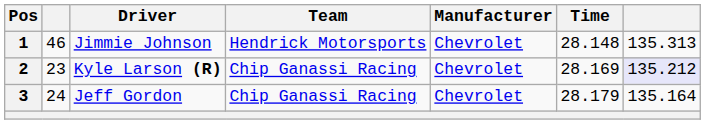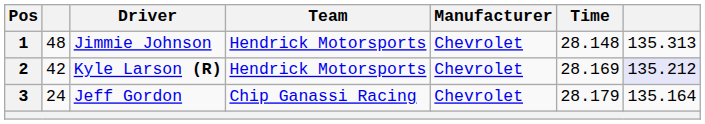(56, 45) 46 -> (56, 45) 48
(56, 71) 23 -> (56, 71) 42
(323, 71) Chip Ganassi Racing -> (328, 71) Hendrick Motorsports
